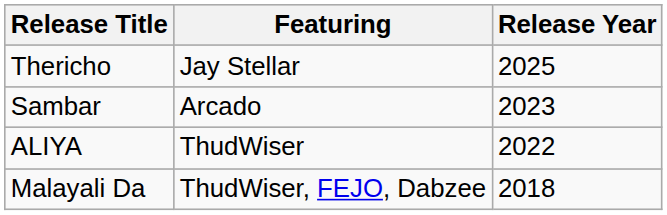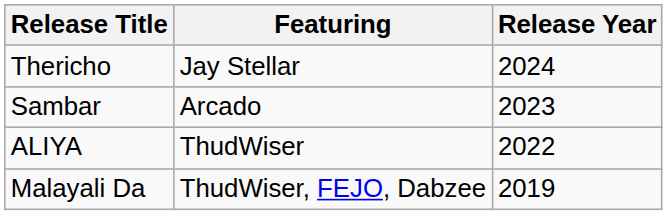(527, 65) 2025 -> (527, 65) 2024
(527, 188) 2018 -> (527, 188) 2019
